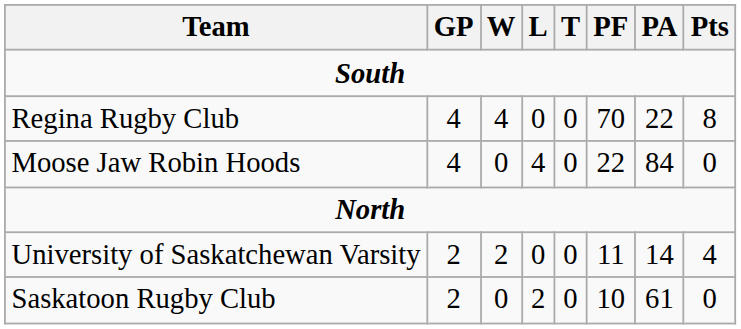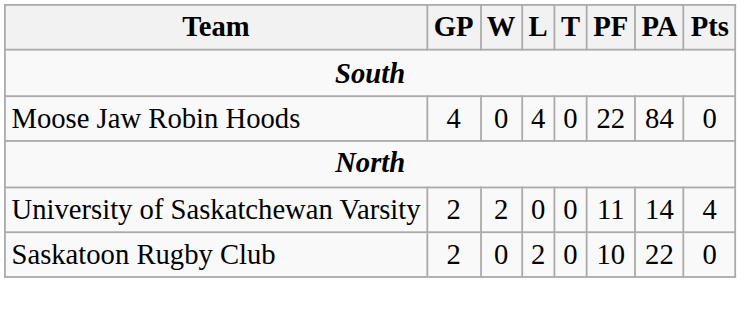- row: (125, 118)
(659, 299) 61 -> (659, 254) 22
